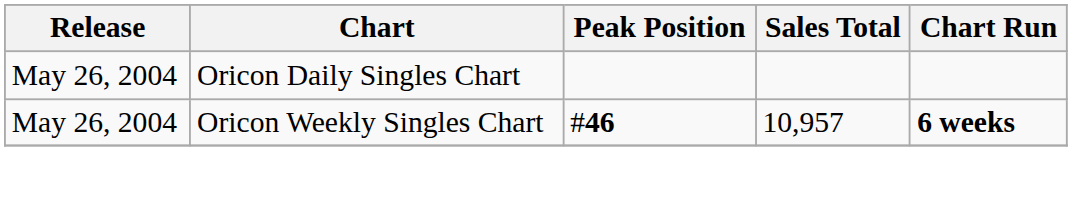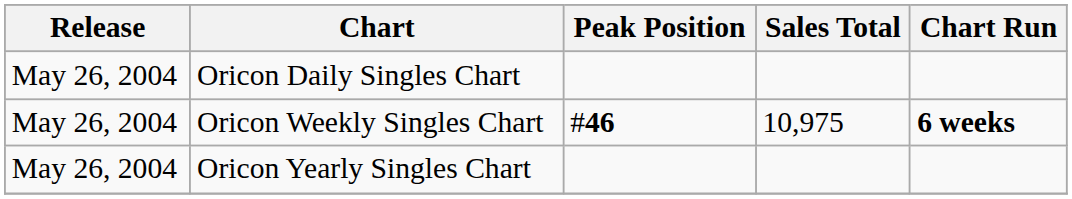(803, 121) 10,957 -> (803, 121) 10,975
+ row: (364, 168)
